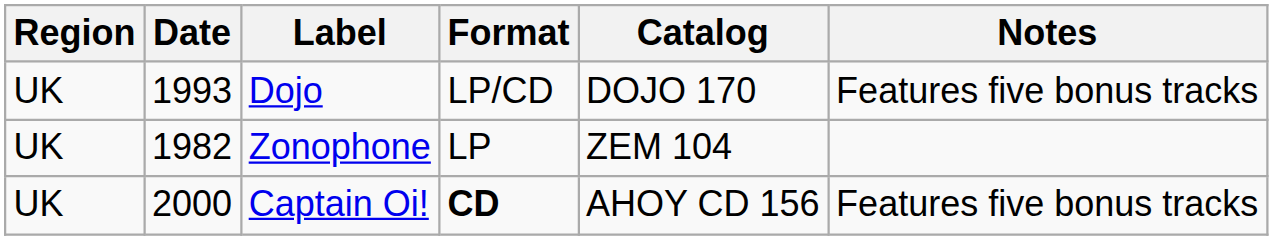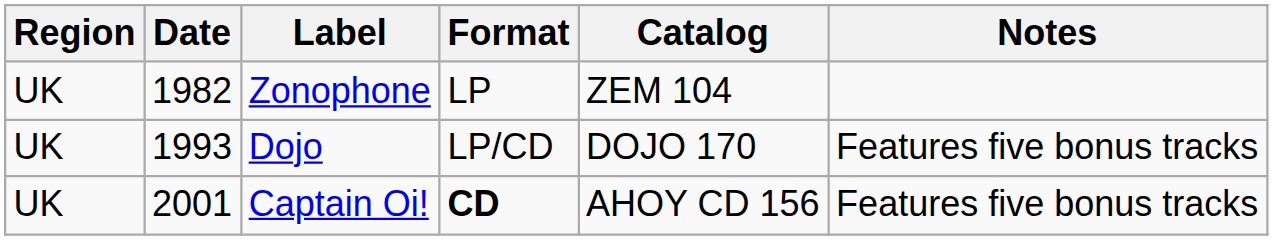rows swapped: (340, 147) <-> (286, 90)
(192, 204) 2000 -> (192, 204) 2001
